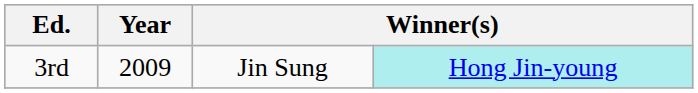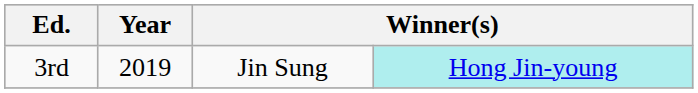(145, 66) 2009 -> (145, 66) 2019
